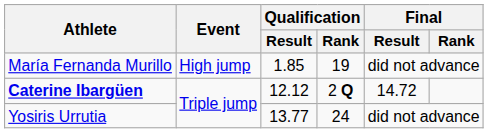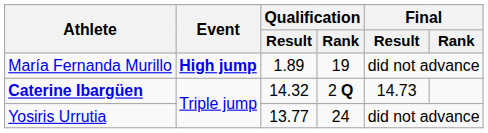(215, 66) normal -> (218, 66) bold
(289, 66) 1.85 -> (289, 66) 1.89
(289, 91) 12.12 -> (289, 91) 14.32
(397, 91) 14.72 -> (397, 91) 14.73
